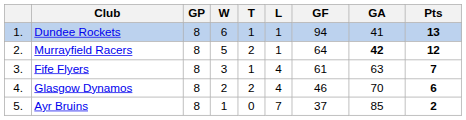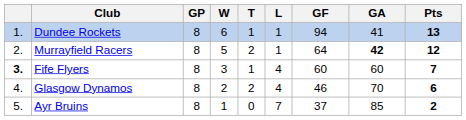(18, 69) normal -> (18, 69) bold
(320, 69) 61 -> (320, 69) 60
(377, 69) 63 -> (377, 69) 60
